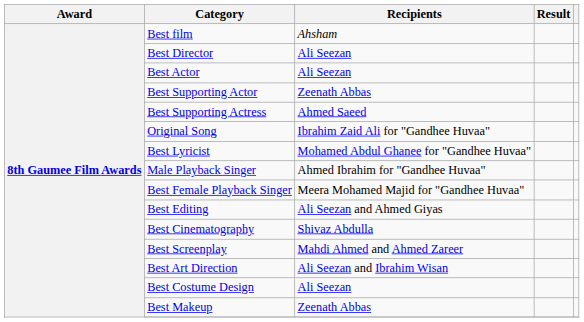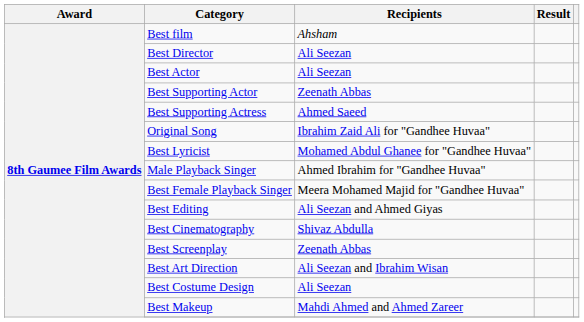(380, 248) Mahdi Ahmed and Ahmed Zareer -> (334, 248) Zeenath Abbas
(334, 307) Zeenath Abbas -> (380, 307) Mahdi Ahmed and Ahmed Zareer
